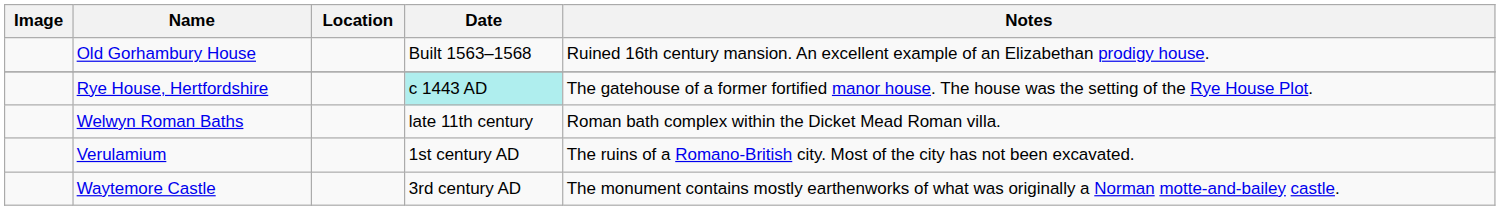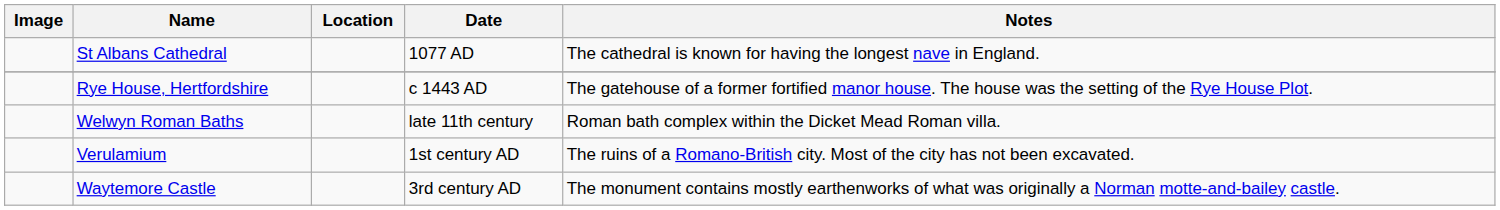+ row: (152, 54)
- row: (166, 54)
(448, 88) paleturquoise background -> (448, 88) no background
